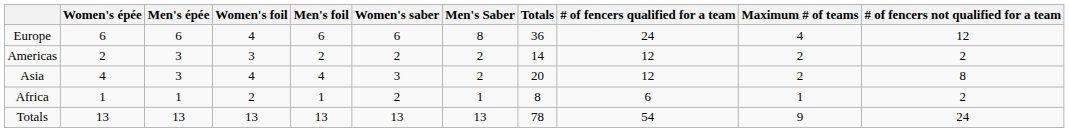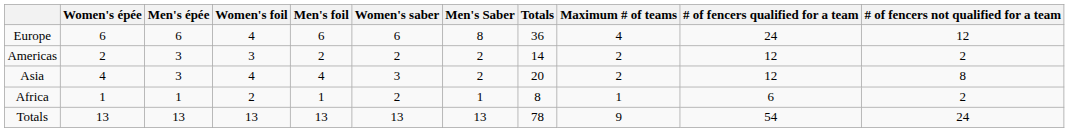columns swapped: (800, 14) <-> (648, 14)
